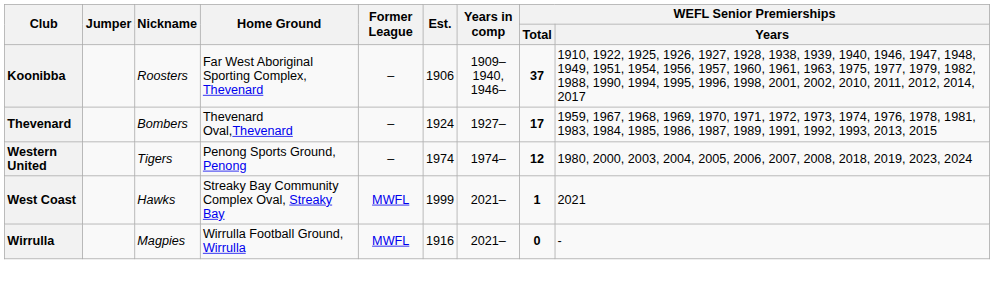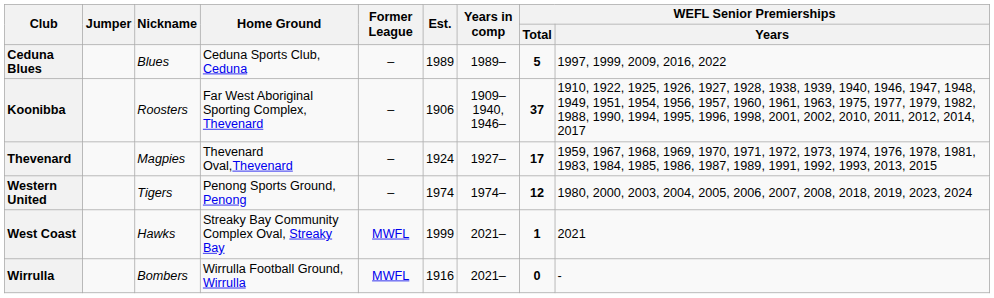+ row: (30, 61)
(163, 124) Bombers -> (161, 158) Magpies
(161, 241) Magpies -> (163, 275) Bombers
